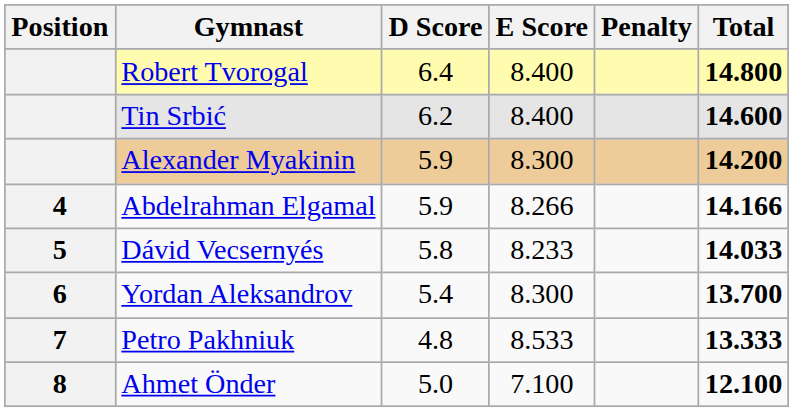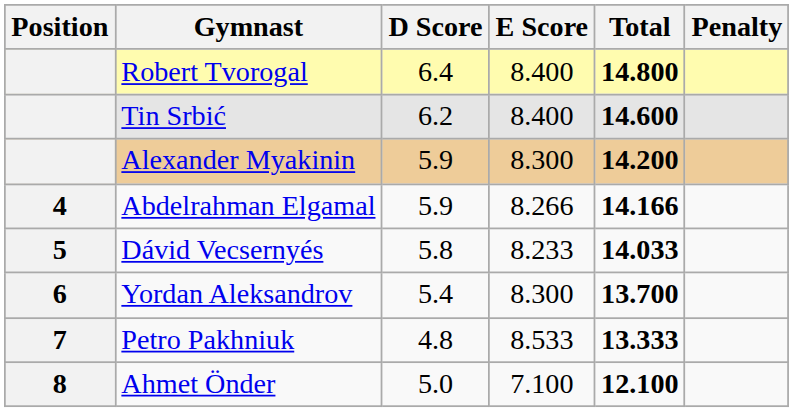columns swapped: (646, 26) <-> (744, 26)
